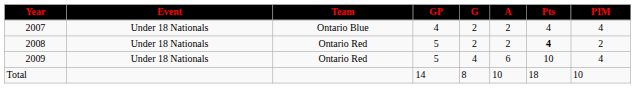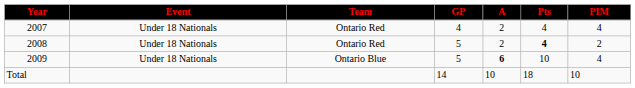- column: (475, 12)
(343, 28) Ontario Blue -> (360, 28) Ontario Red
(343, 59) Ontario Red -> (360, 59) Ontario Blue
(508, 59) normal -> (502, 59) bold
